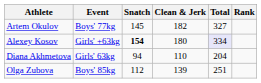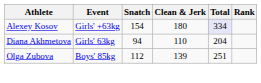- row: (32, 26)
(137, 41) bold -> (137, 26) normal
